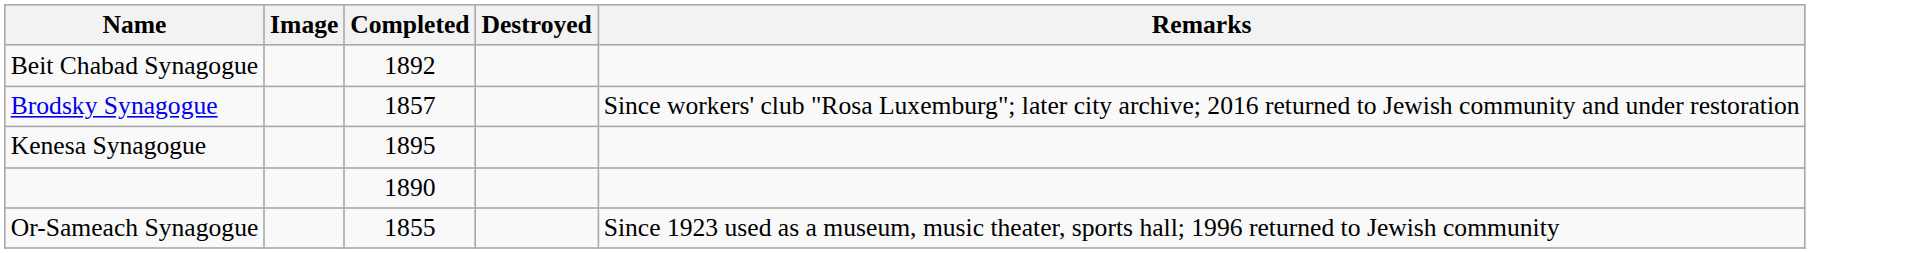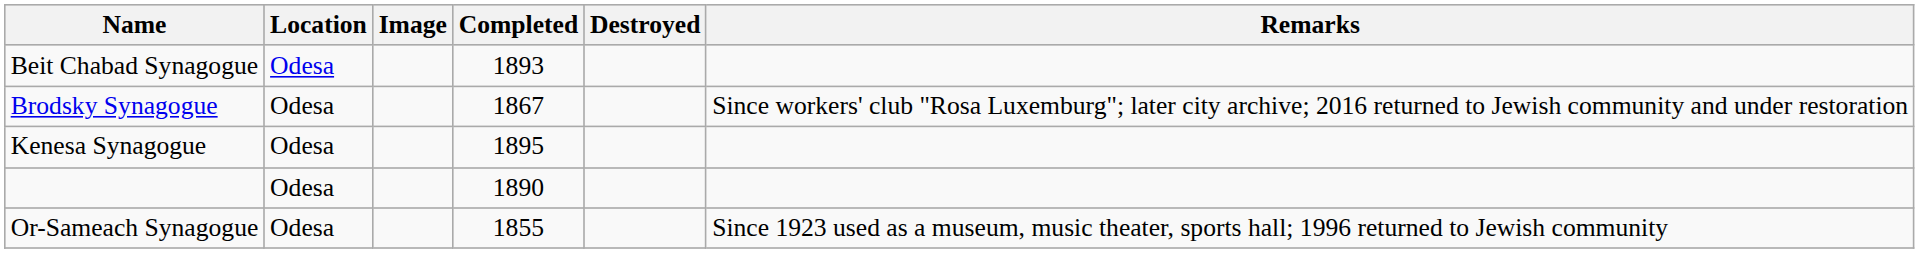+ column: (318, 24)
(410, 65) 1892 -> (518, 65) 1893
(410, 106) 1857 -> (518, 106) 1867
